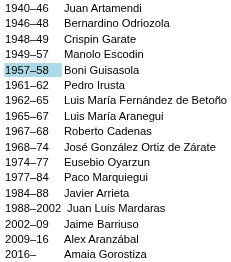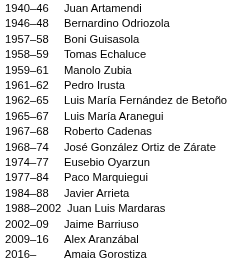- row: (100, 39)
- row: (104, 54)
(27, 70) lightblue background -> (27, 39) no background
+ row: (105, 54)
+ row: (98, 70)
